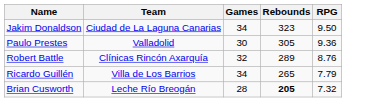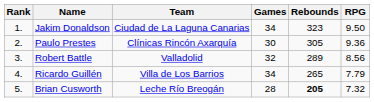+ column: (18, 12)
(153, 43) Valladolid -> (182, 43) Clínicas Rincón Axarquía
(153, 58) Clínicas Rincón Axarquía -> (182, 58) Valladolid
(327, 58) 8.76 -> (355, 58) 8.56
